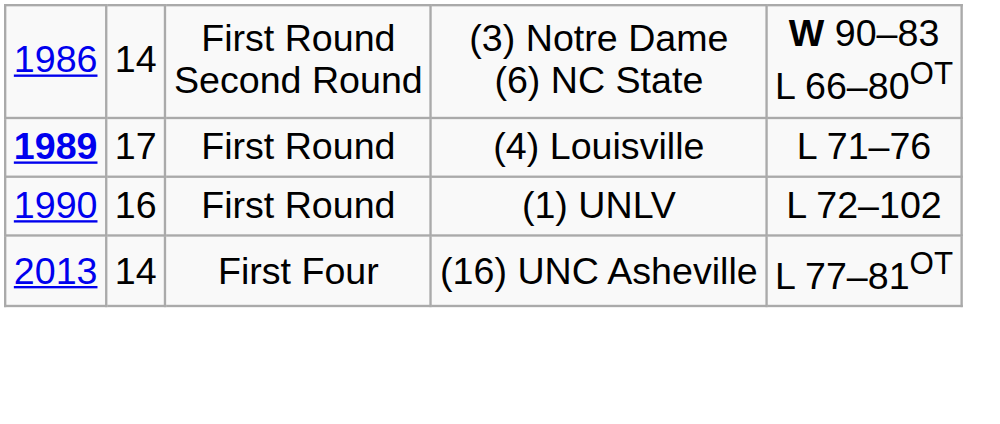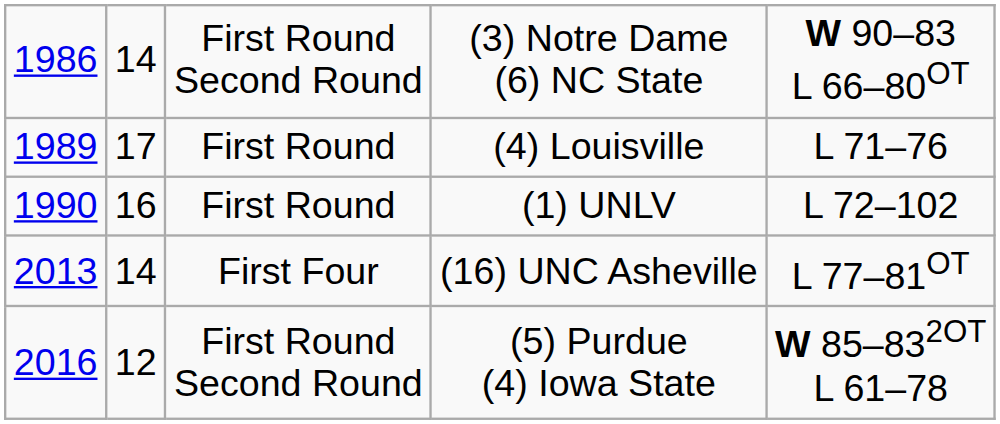(56, 146) bold -> (56, 146) normal
+ row: (599, 361)
